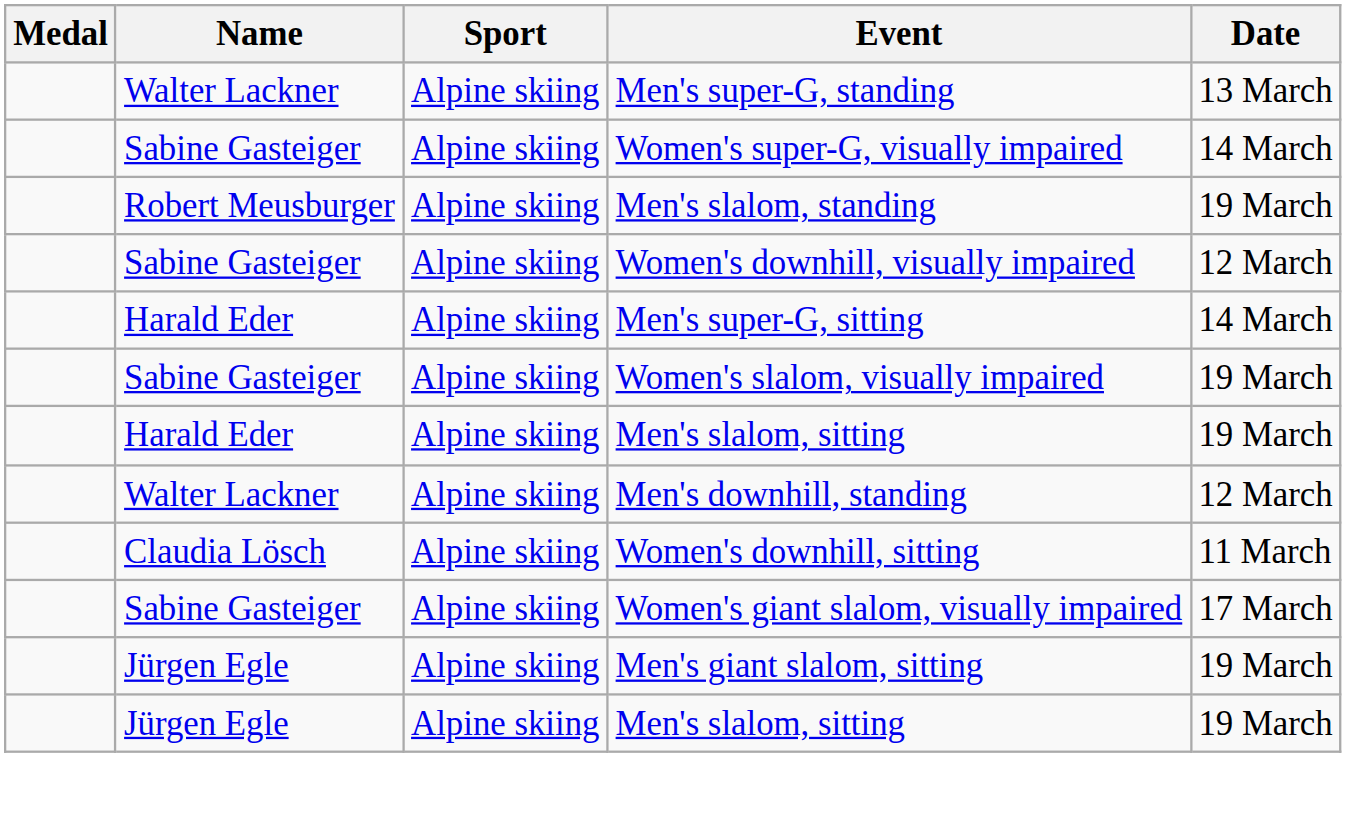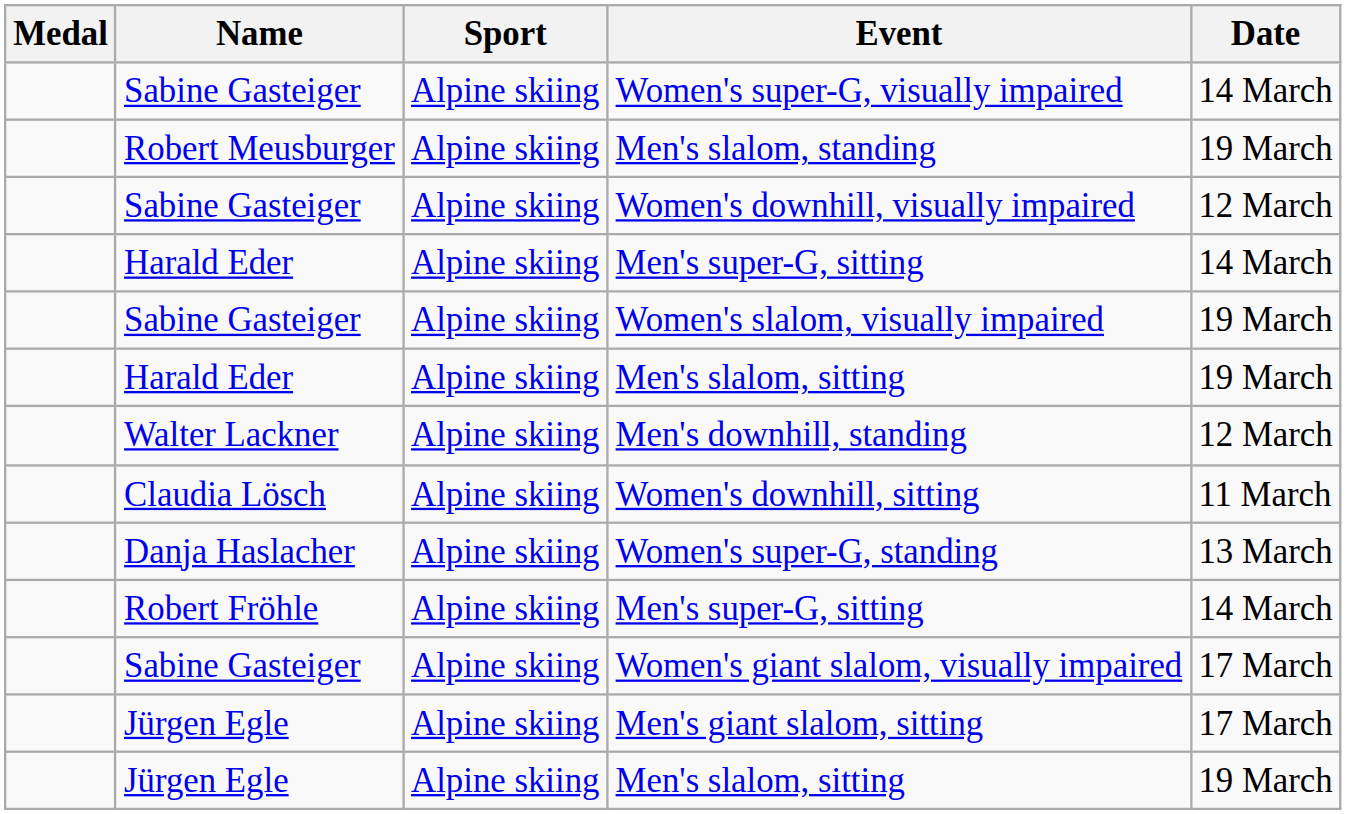- row: (231, 90)
+ row: (239, 549)
+ row: (221, 607)
(1266, 664) 19 March -> (1266, 722) 17 March
